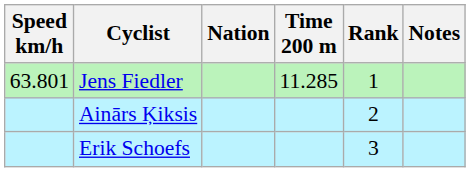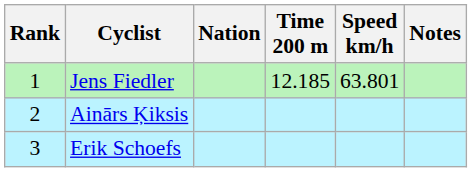columns swapped: (373, 33) <-> (39, 33)
(309, 80) 11.285 -> (300, 80) 12.185
